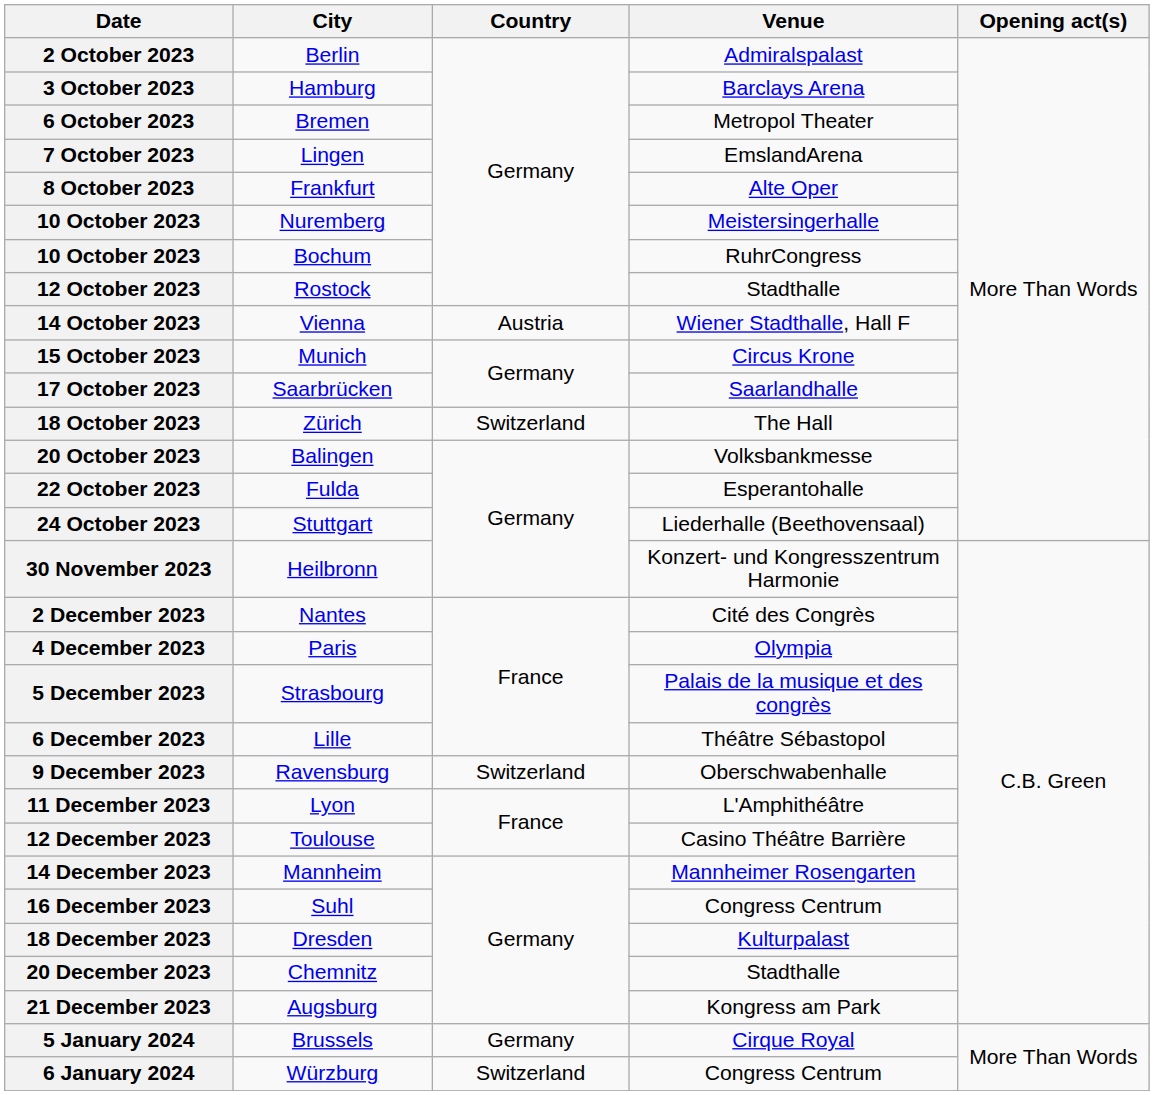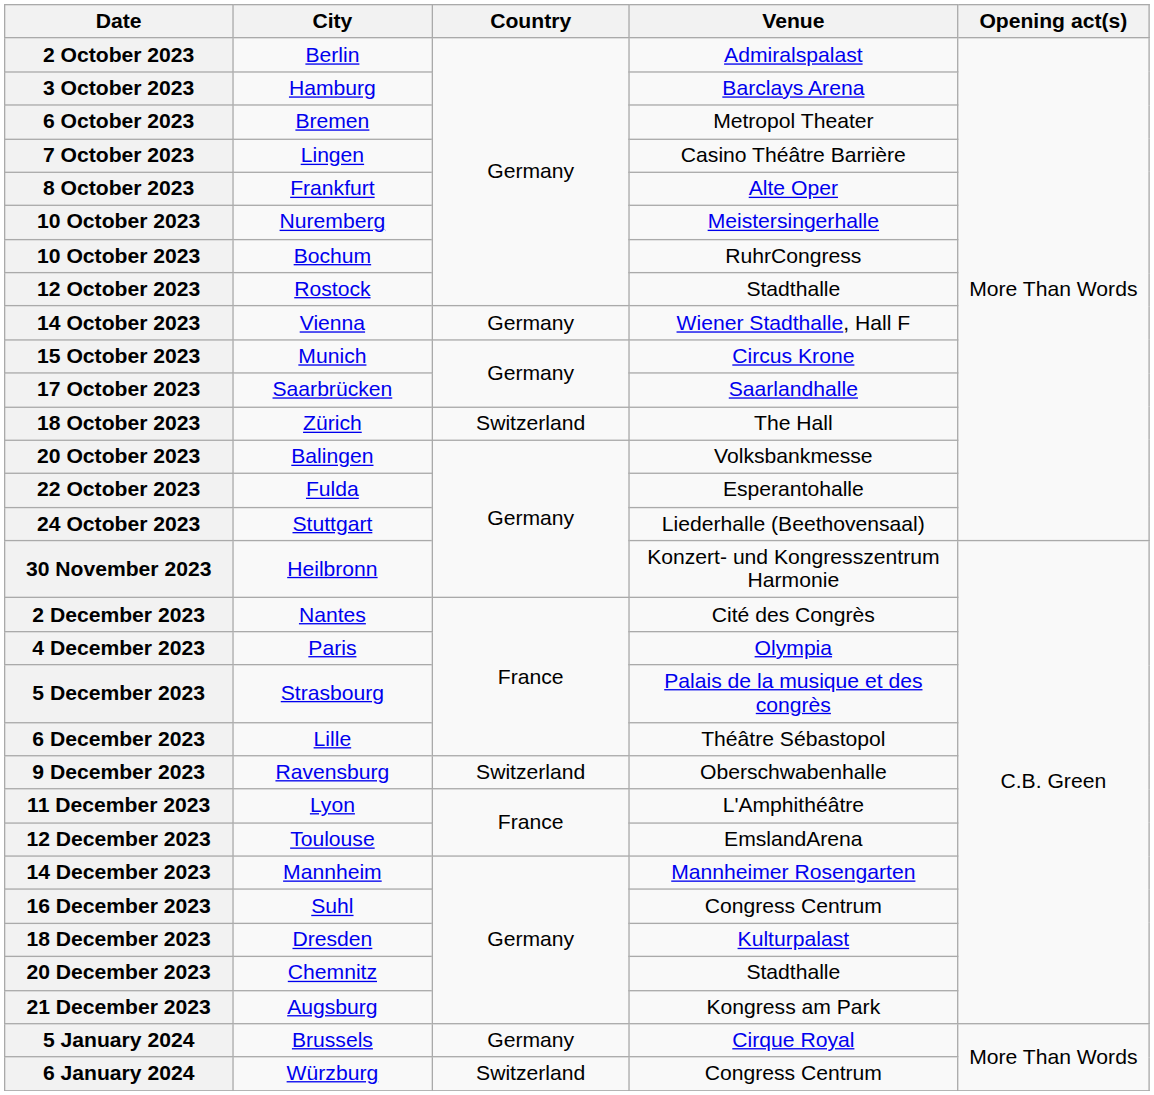(793, 155) EmslandArena -> (793, 155) Casino Théâtre Barrière
(531, 322) Austria -> (531, 322) Germany
(793, 839) Casino Théâtre Barrière -> (793, 839) EmslandArena
